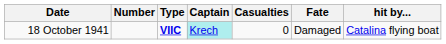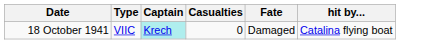- column: (134, 13)
(171, 30) bold -> (124, 30) normal
